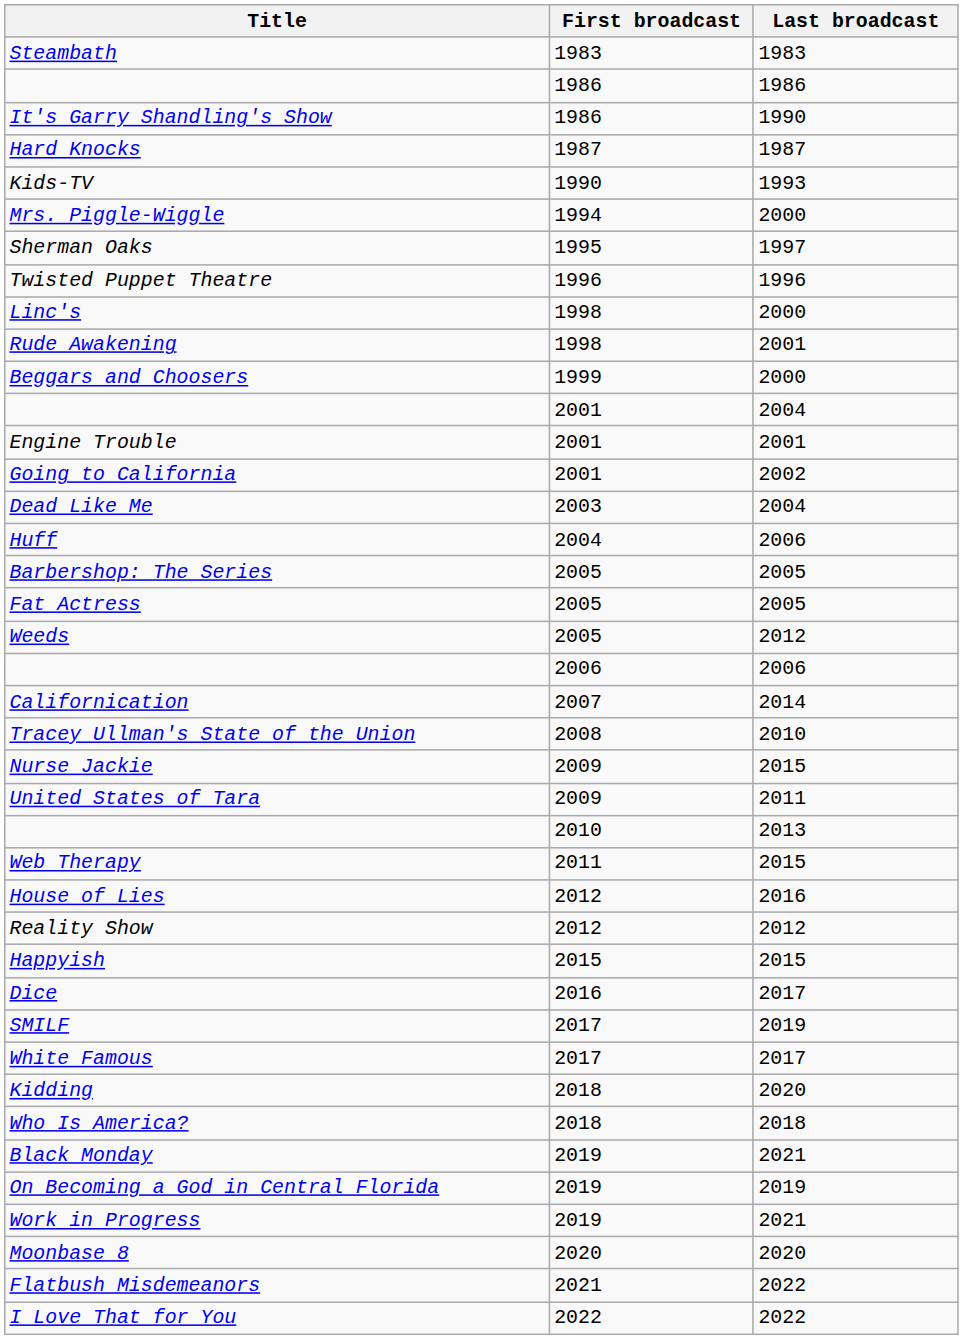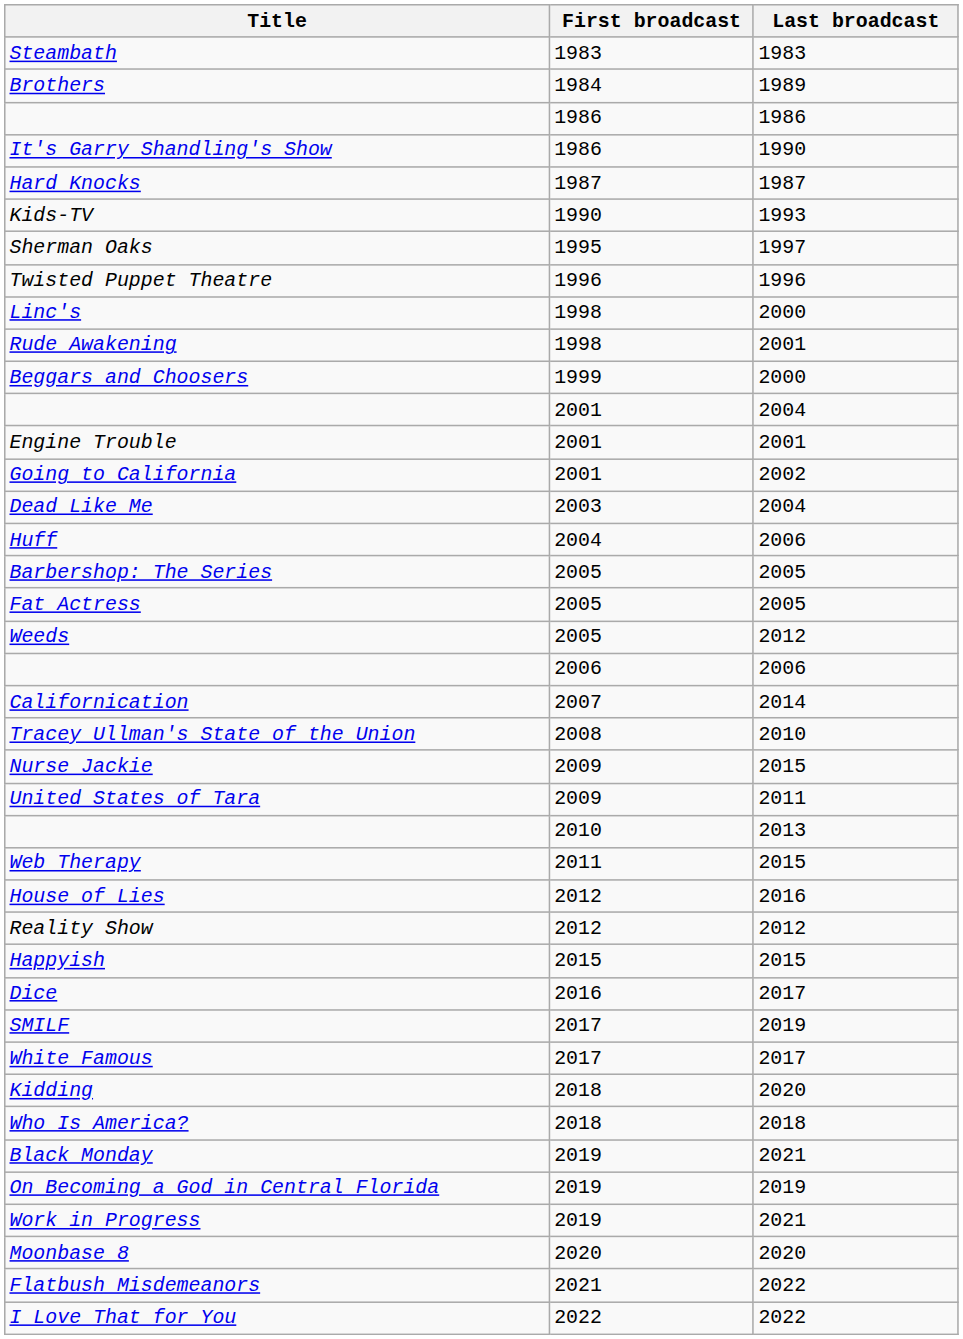+ row: (57, 86)
- row: (117, 215)
